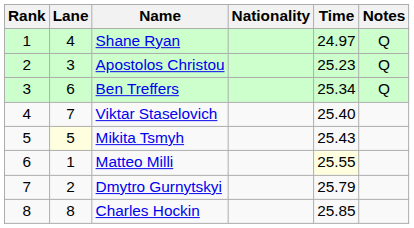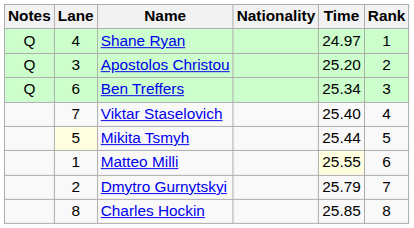columns swapped: (27, 16) <-> (384, 16)
(336, 65) 25.23 -> (342, 65) 25.20
(336, 138) 25.43 -> (342, 138) 25.44
